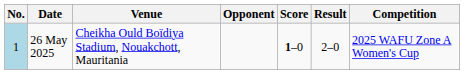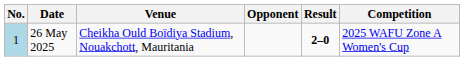- column: (294, 14)
(330, 46) normal -> (320, 39) bold
